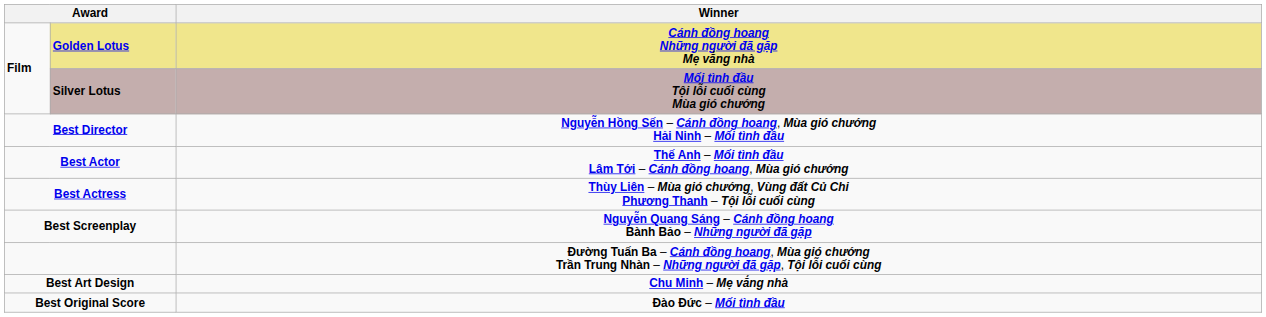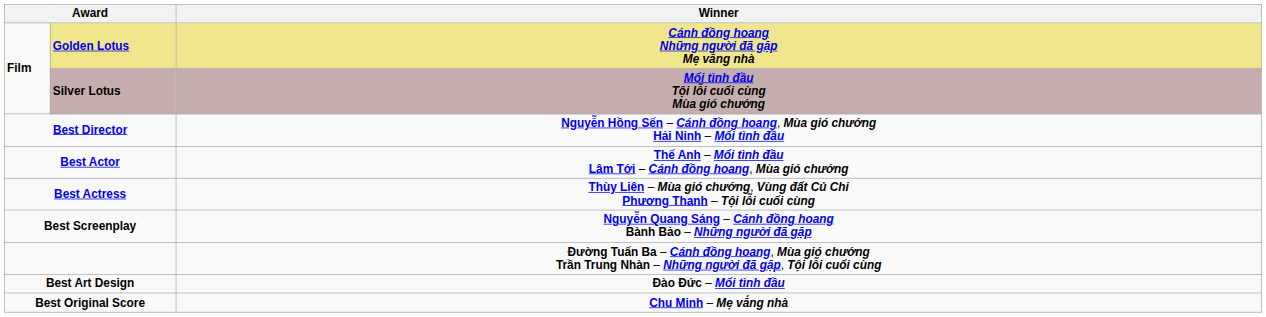(719, 283) Chu Minh – Mẹ vắng nhà -> (719, 283) Đào Đức – Mối tình đầu
(719, 302) Đào Đức – Mối tình đầu -> (719, 302) Chu Minh – Mẹ vắng nhà
